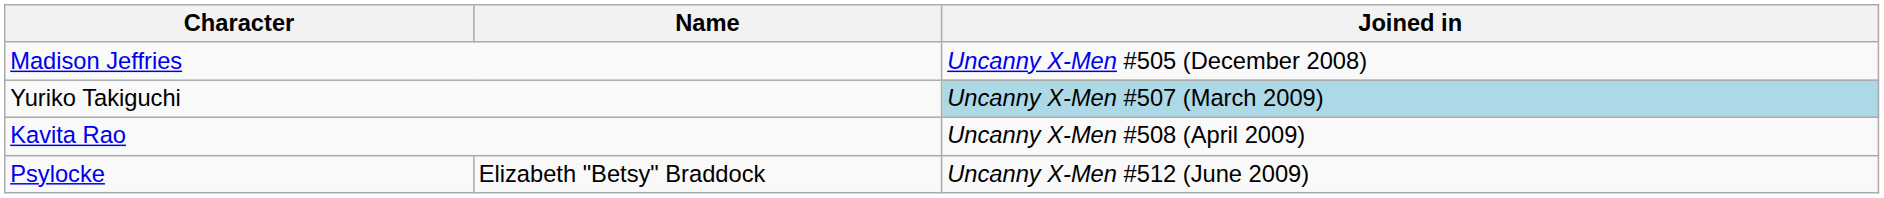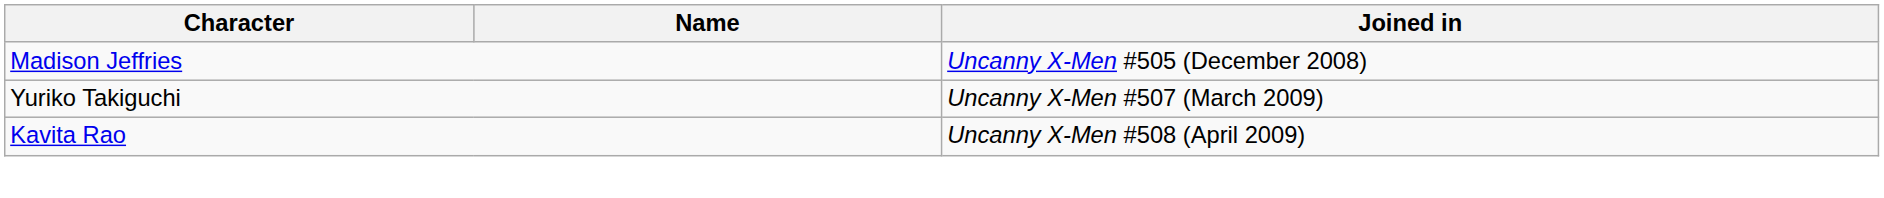(1135, 98) lightblue background -> (1135, 98) no background
- row: (58, 173)
